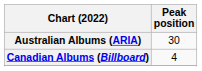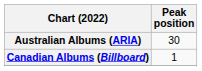(174, 57) 4 -> (174, 57) 1
